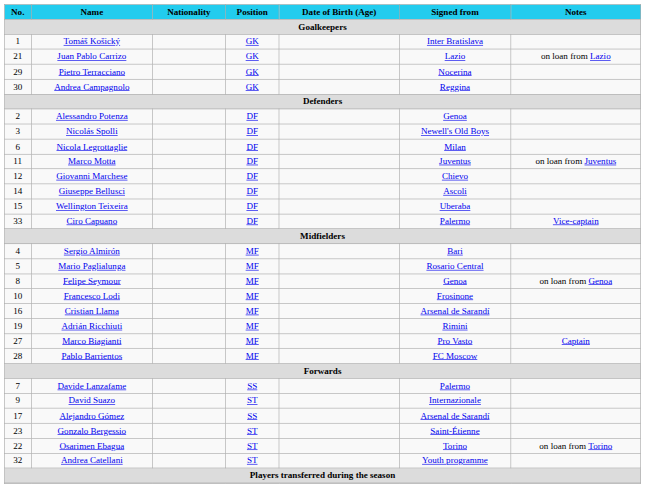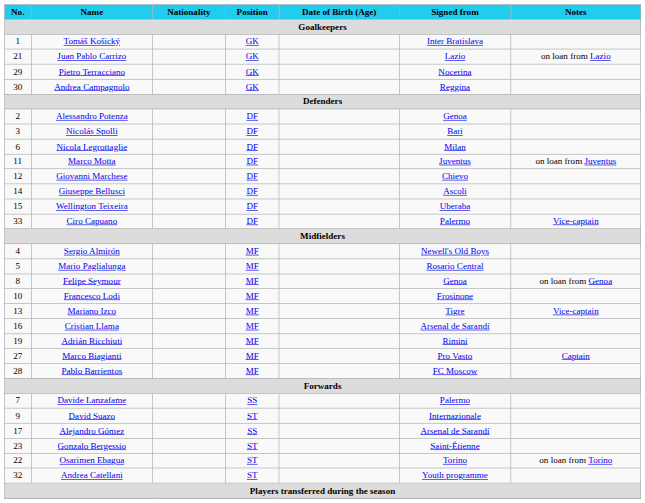(455, 132) Newell's Old Boys -> (455, 132) Bari
(455, 251) Bari -> (455, 251) Newell's Old Boys
+ row: (92, 311)
